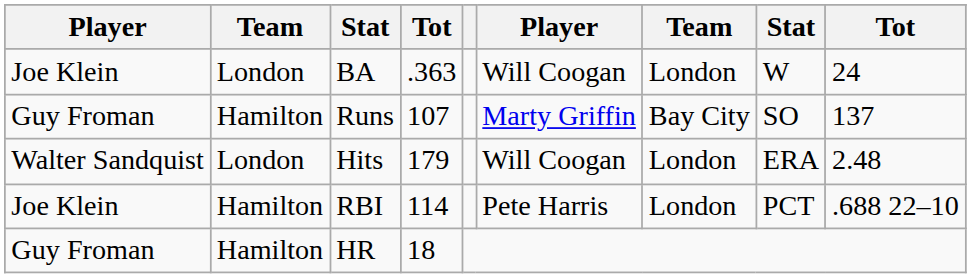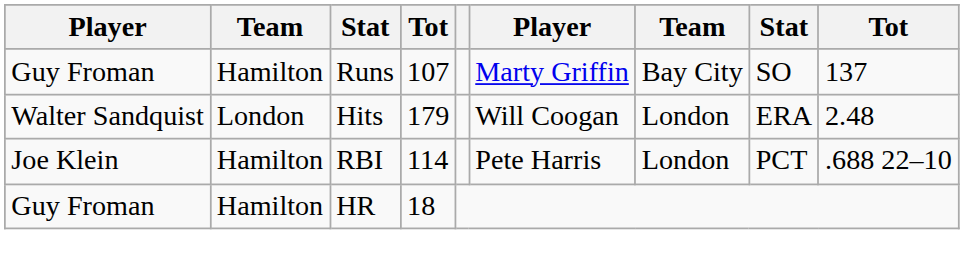- row: (356, 71)
